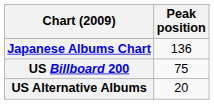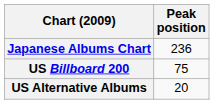(181, 48) 136 -> (181, 48) 236
